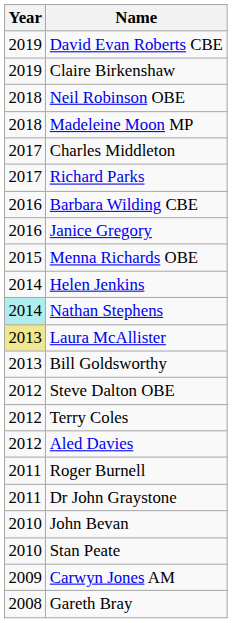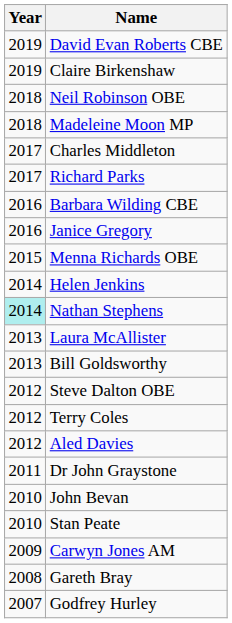(25, 337) khaki background -> (25, 337) no background
- row: (98, 470)
+ row: (103, 603)
